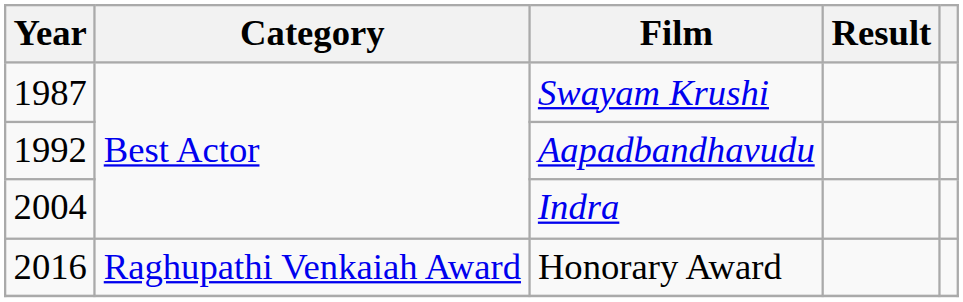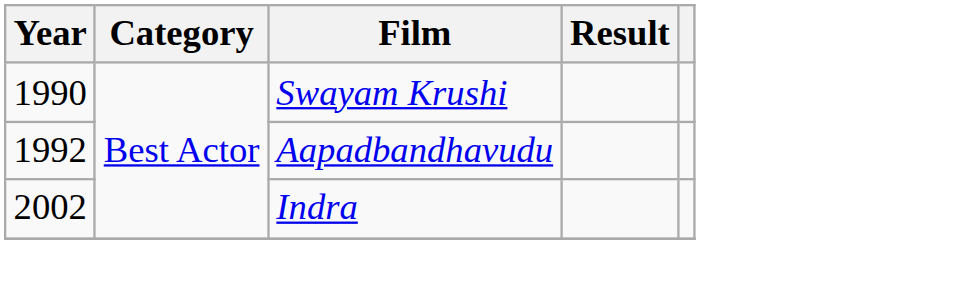(50, 91) 1987 -> (50, 91) 1990
(50, 207) 2004 -> (50, 207) 2002
- row: (660, 265)
